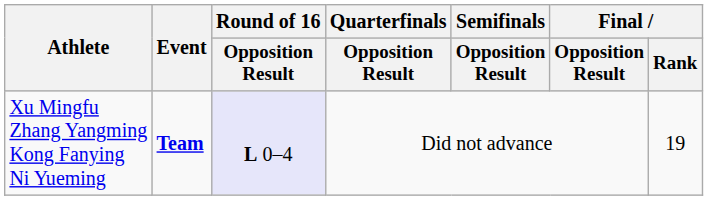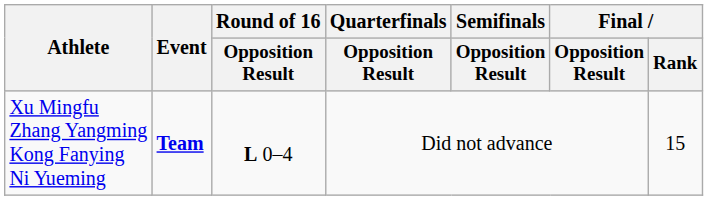(268, 155) lavender background -> (268, 155) no background
(675, 143) 19 -> (675, 143) 15
